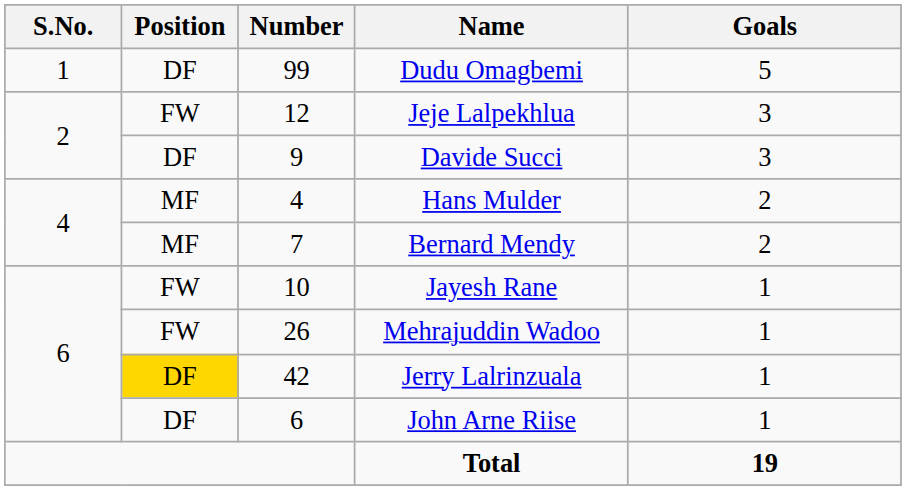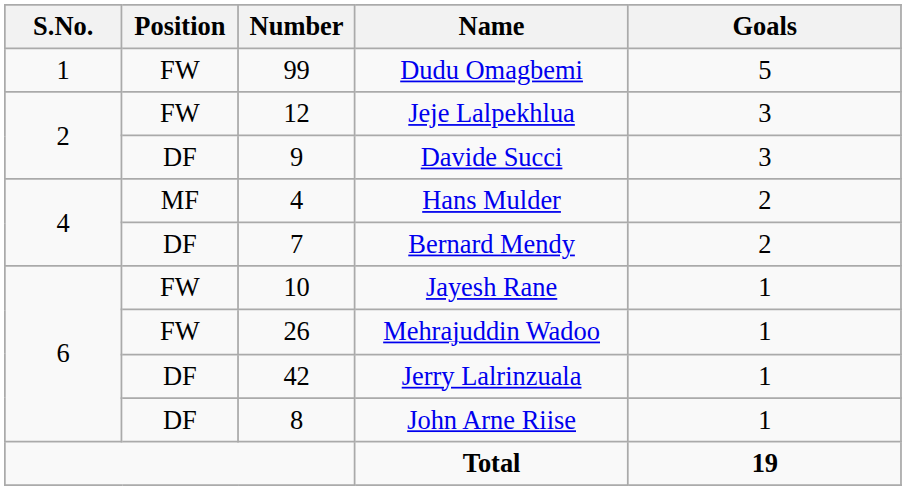(180, 70) DF -> (180, 70) FW
(180, 244) MF -> (180, 244) DF
(180, 375) gold background -> (180, 375) no background
(297, 418) 6 -> (297, 418) 8
